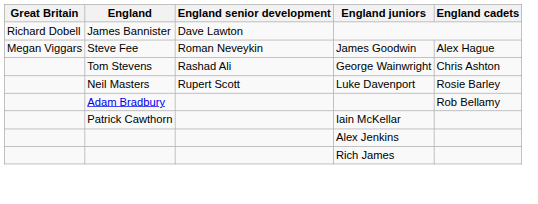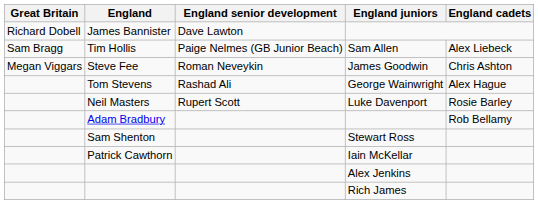+ row: (112, 48)
(465, 48) Alex Hague -> (480, 66) Chris Ashton
(468, 66) Chris Ashton -> (477, 84) Alex Hague
+ row: (121, 137)
